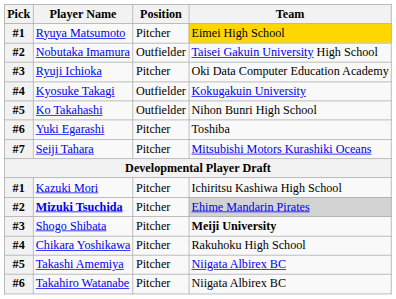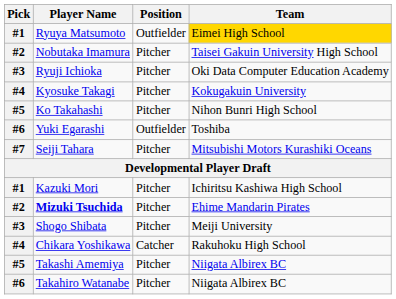(153, 33) Pitcher -> (161, 33) Outfielder
(161, 52) Outfielder -> (153, 52) Pitcher
(161, 91) Outfielder -> (153, 91) Pitcher
(161, 110) Outfielder -> (153, 110) Pitcher
(153, 129) Pitcher -> (161, 129) Outfielder
(251, 206) lightgrey background -> (251, 206) no background
(234, 226) bold -> (232, 226) normal
(153, 245) Pitcher -> (155, 245) Catcher
